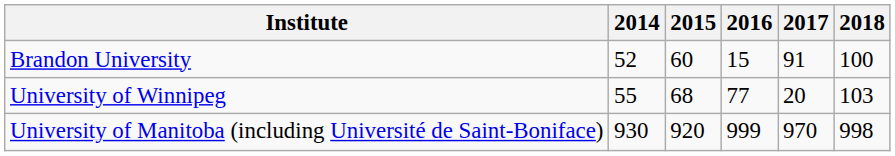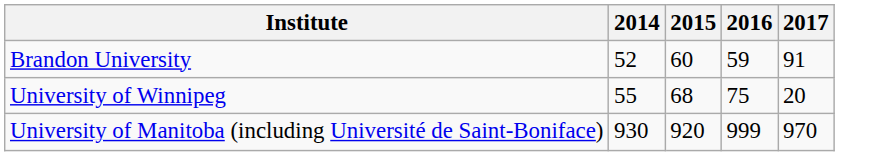- column: (862, 22)
(738, 58) 15 -> (738, 58) 59
(738, 95) 77 -> (738, 95) 75
